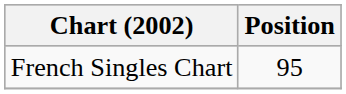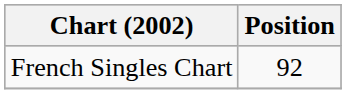(290, 66) 95 -> (290, 66) 92
